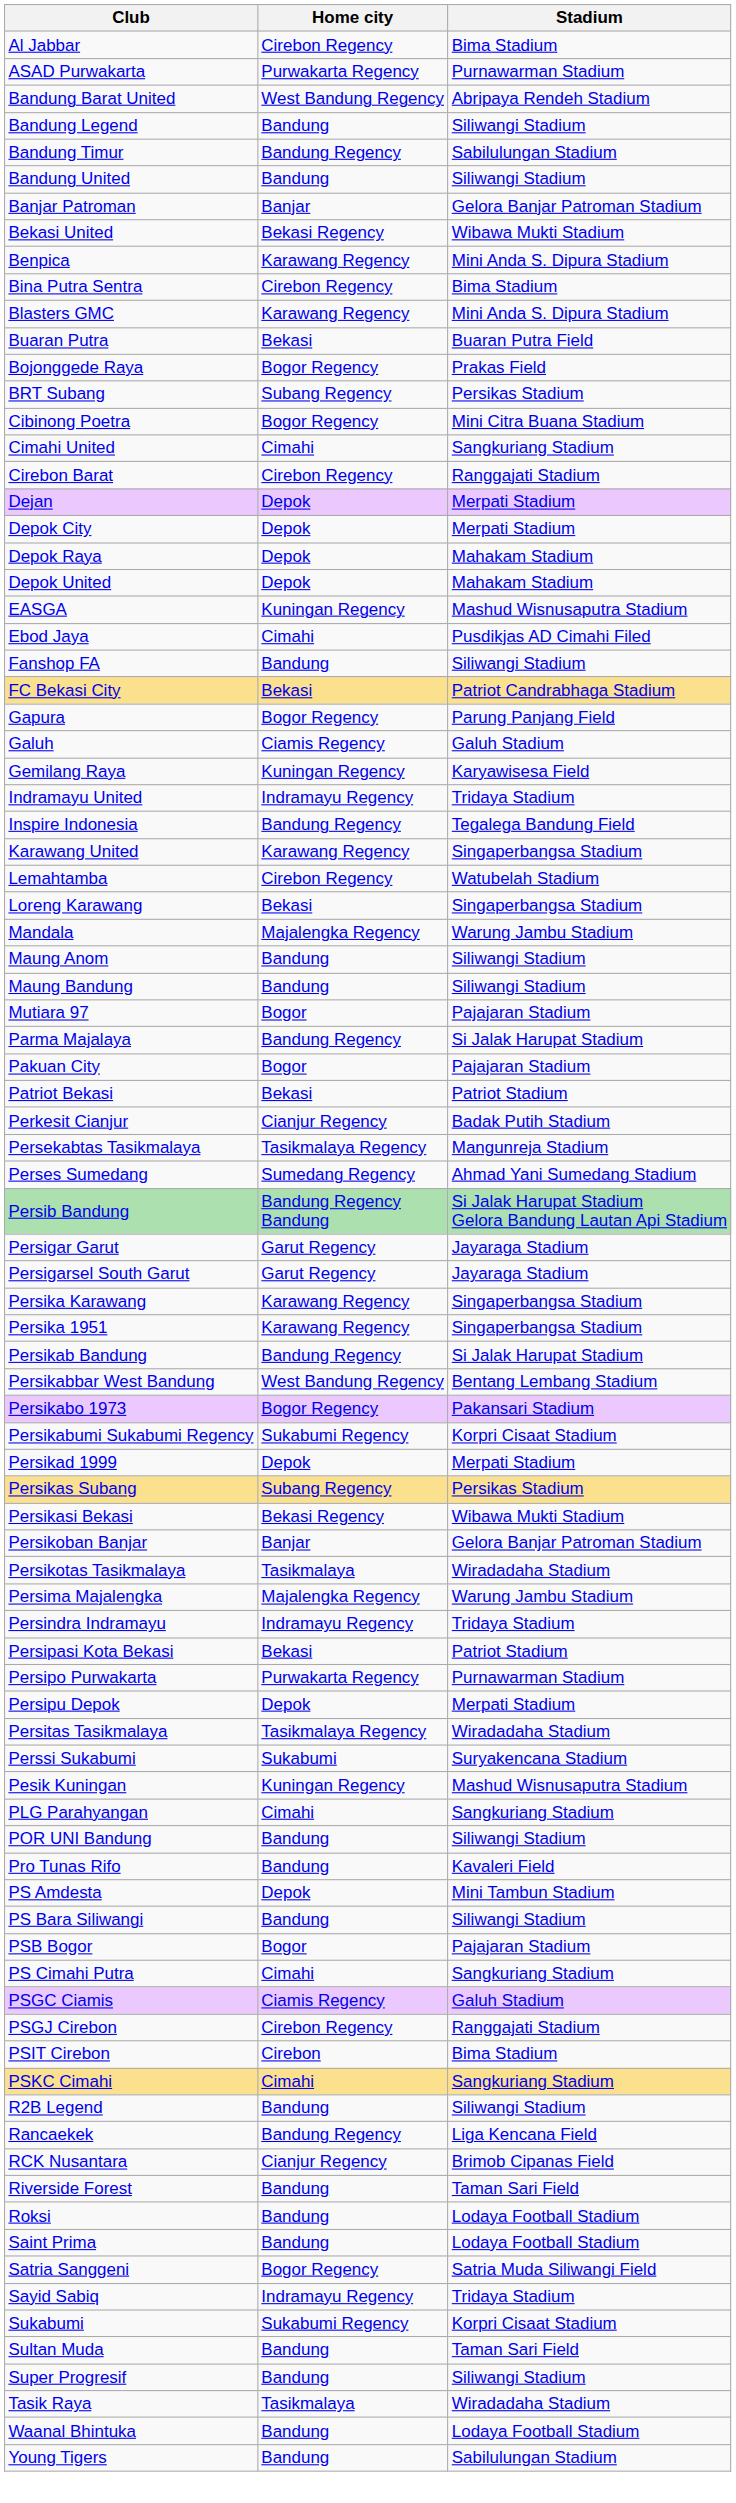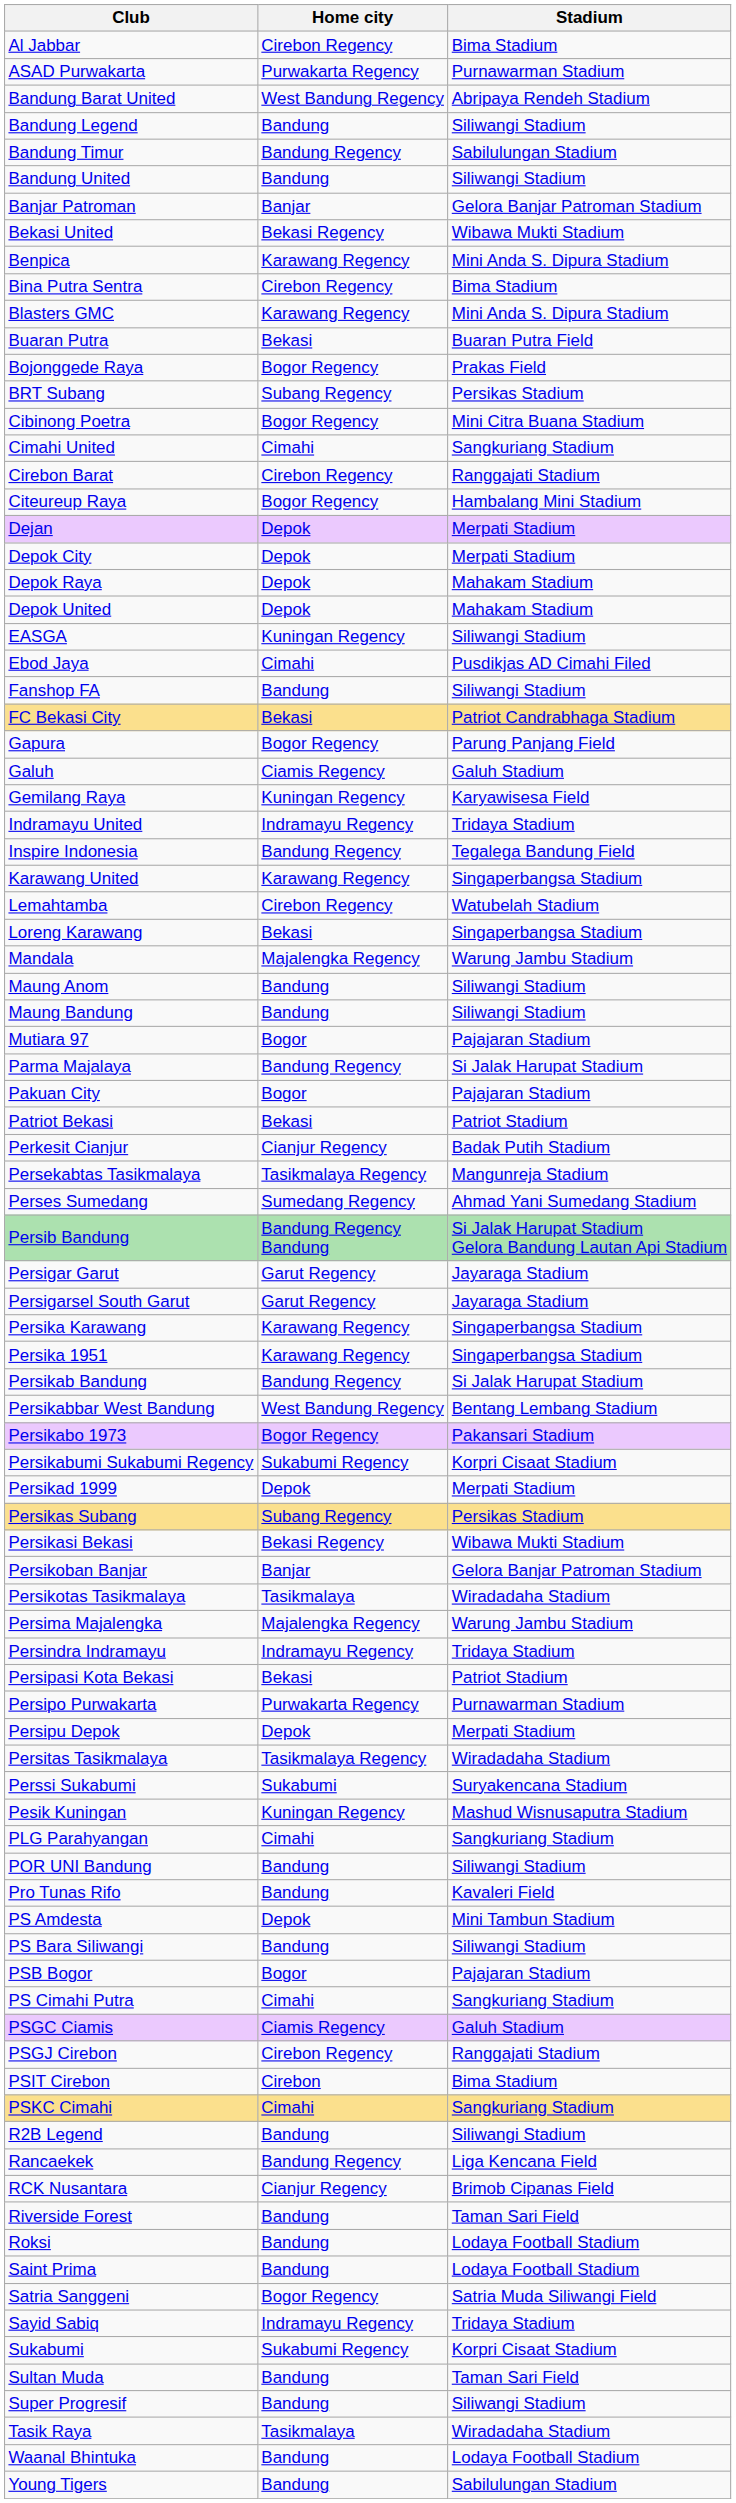+ row: (67, 502)
(570, 609) Mashud Wisnusaputra Stadium -> (519, 636) Siliwangi Stadium
